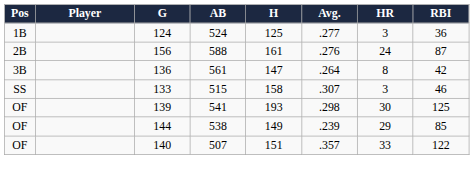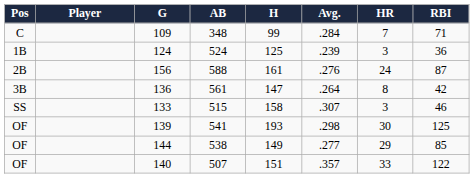+ row: (162, 32)
(329, 32) .277 -> (329, 51) .239
(329, 126) .239 -> (329, 145) .277
